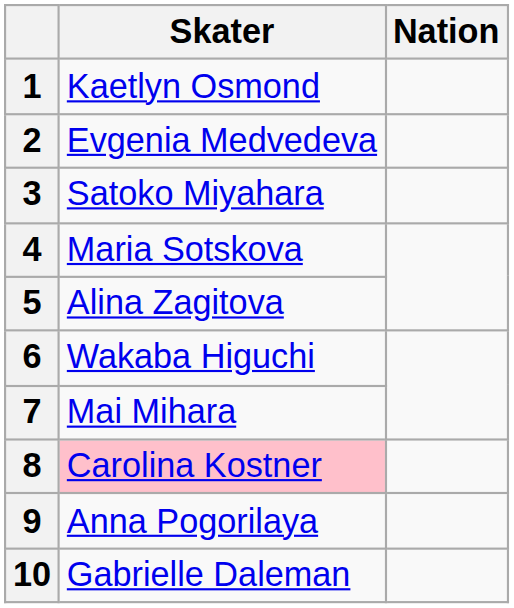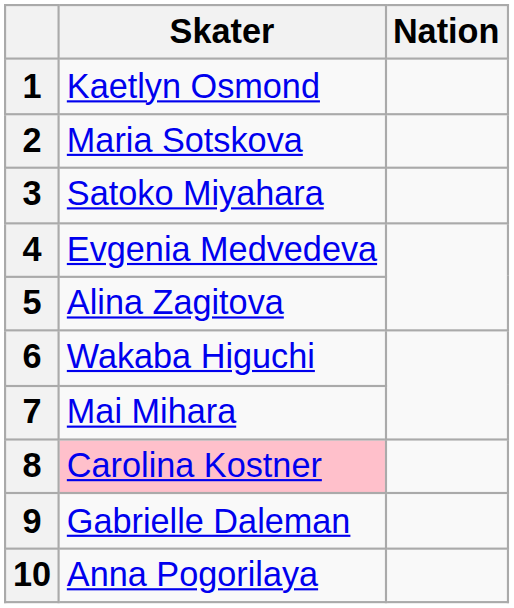(222, 140) Evgenia Medvedeva -> (185, 140) Maria Sotskova
(185, 248) Maria Sotskova -> (222, 248) Evgenia Medvedeva
(192, 520) Anna Pogorilaya -> (209, 520) Gabrielle Daleman
(209, 574) Gabrielle Daleman -> (192, 574) Anna Pogorilaya
